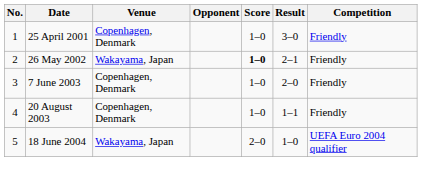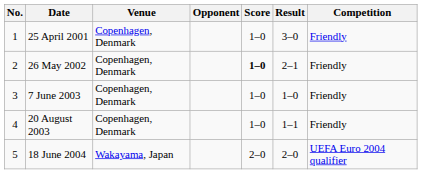(134, 59) Wakayama, Japan -> (124, 65) Copenhagen, Denmark
(290, 83) 2–0 -> (290, 95) 1–0
(290, 142) 1–0 -> (290, 154) 2–0
